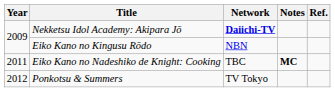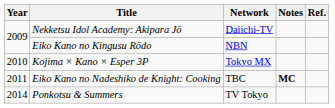(250, 29) bold -> (249, 29) normal
+ row: (90, 62)
(17, 78) 2012 -> (17, 95) 2014
